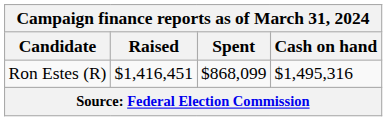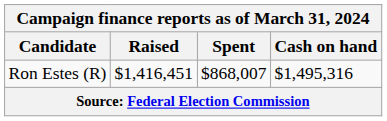(234, 73) $868,099 -> (234, 73) $868,007
